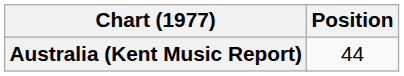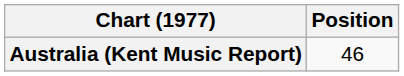(352, 53) 44 -> (352, 53) 46
